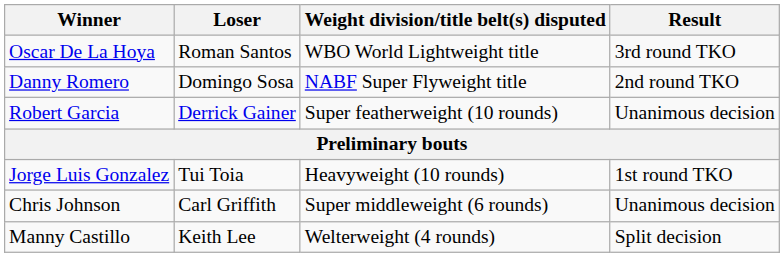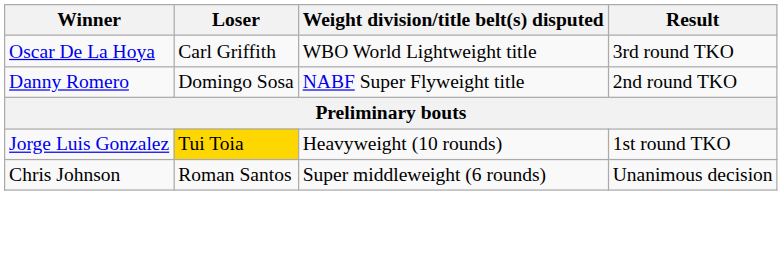(235, 50) Roman Santos -> (227, 50) Carl Griffith
- row: (64, 112)
(211, 174) no background -> (211, 143) gold background
(227, 205) Carl Griffith -> (235, 174) Roman Santos
- row: (70, 236)
